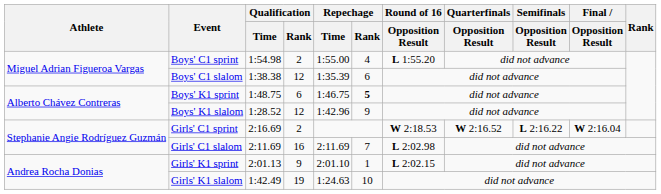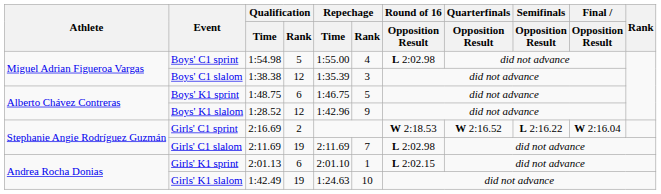(299, 59) 2 -> (299, 59) 5
(413, 59) L 1:55.20 -> (413, 59) L 2:02.98
(367, 77) 6 -> (367, 77) 3
(367, 94) bold -> (367, 94) normal
(299, 146) 16 -> (299, 146) 19
(299, 163) 9 -> (299, 163) 6
